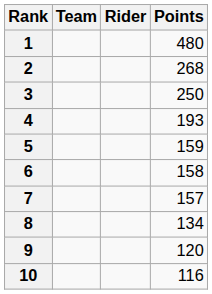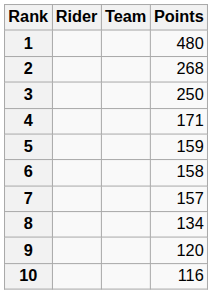columns swapped: (126, 17) <-> (76, 17)
(190, 120) 193 -> (190, 120) 171
